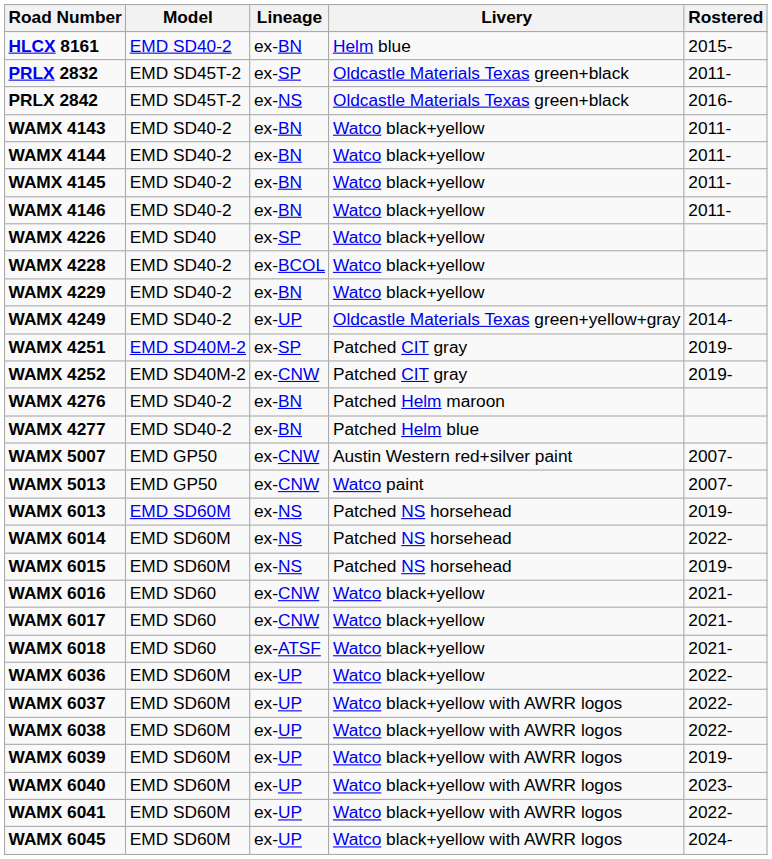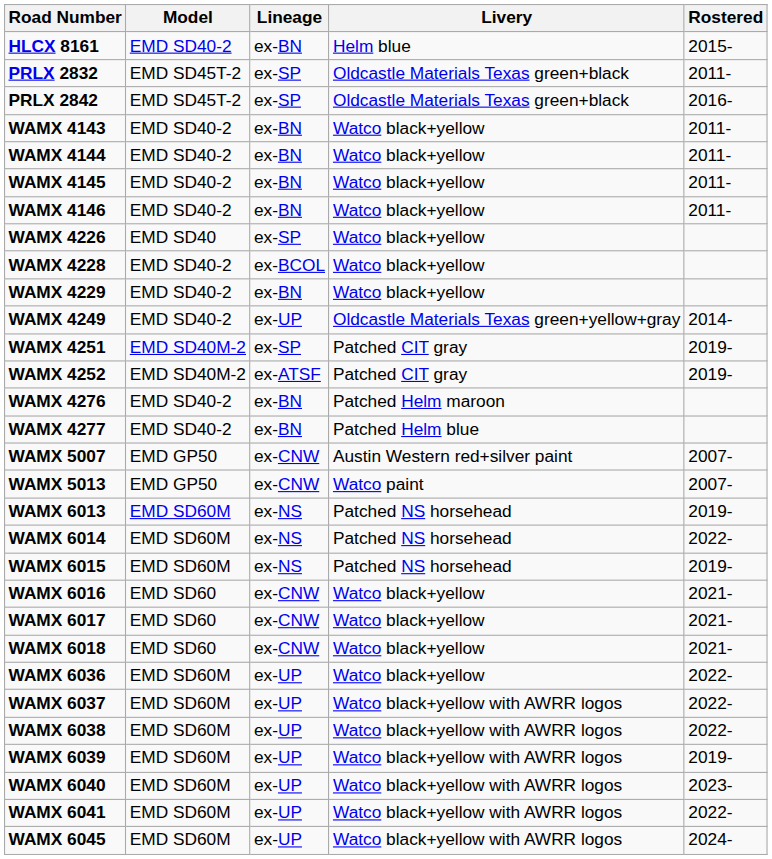(278, 100) ex-NS -> (277, 100) ex-SP
(287, 374) ex-CNW -> (287, 374) ex-ATSF
(287, 648) ex-ATSF -> (287, 648) ex-CNW
